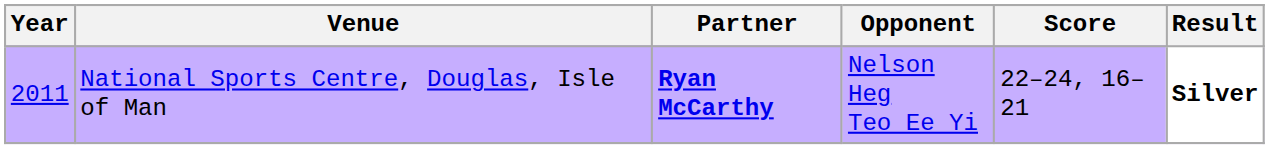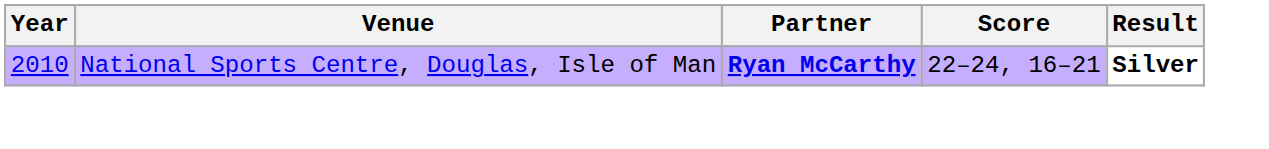- column: (918, 25)
(40, 94) 2011 -> (40, 65) 2010
